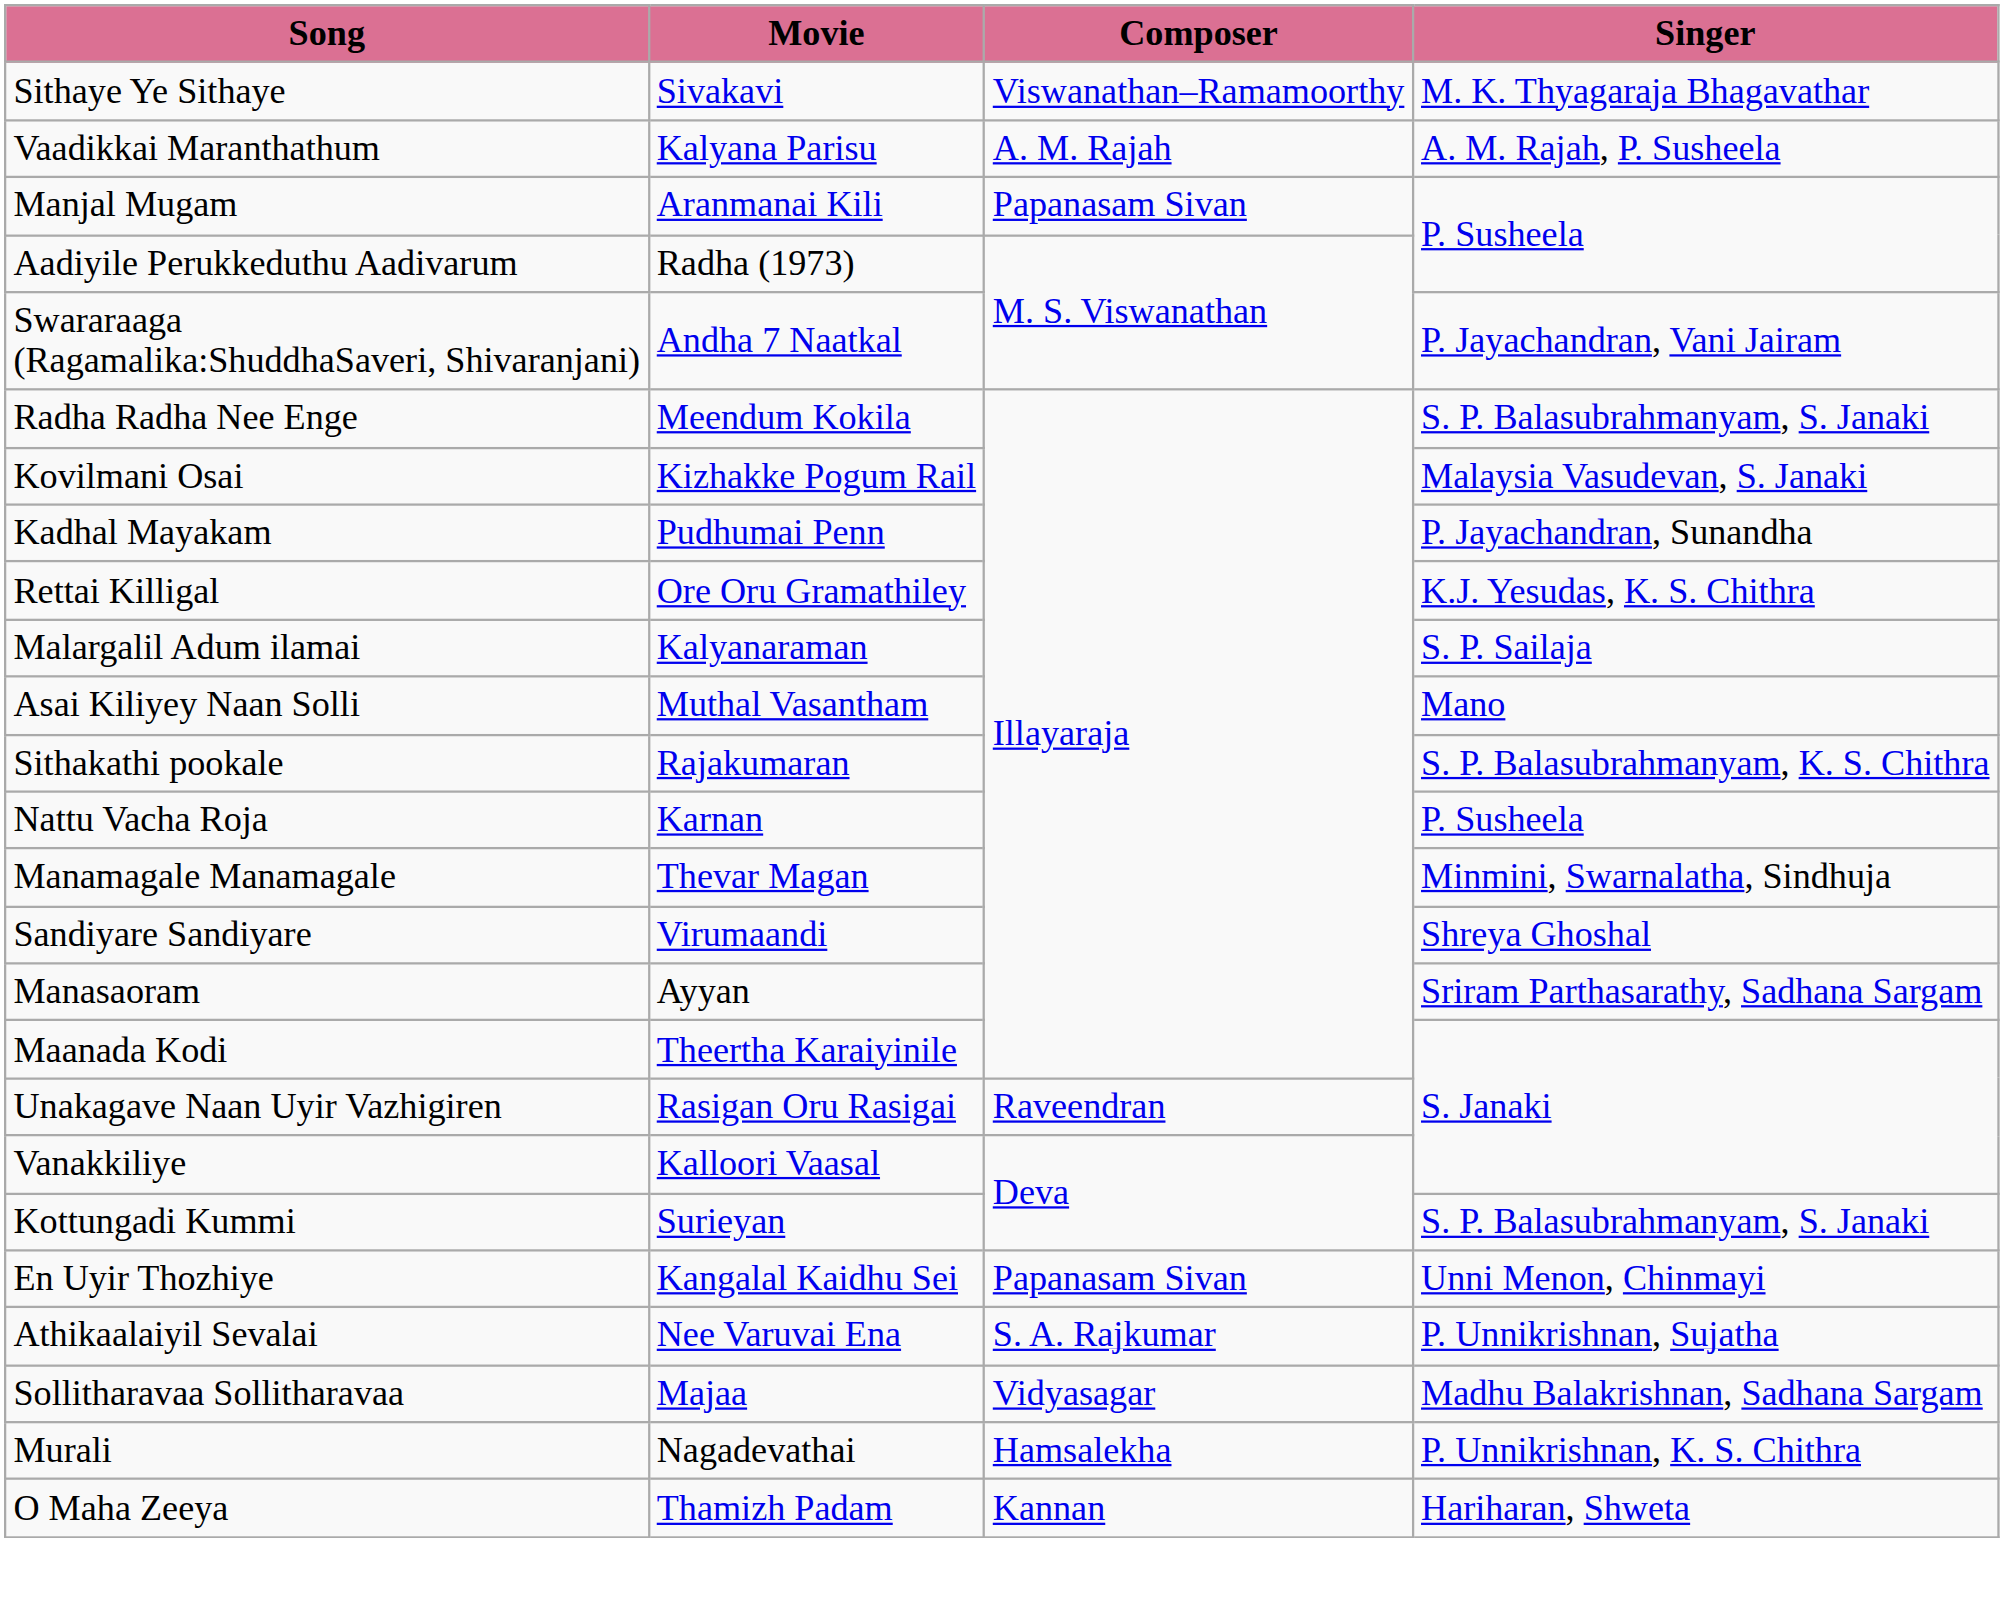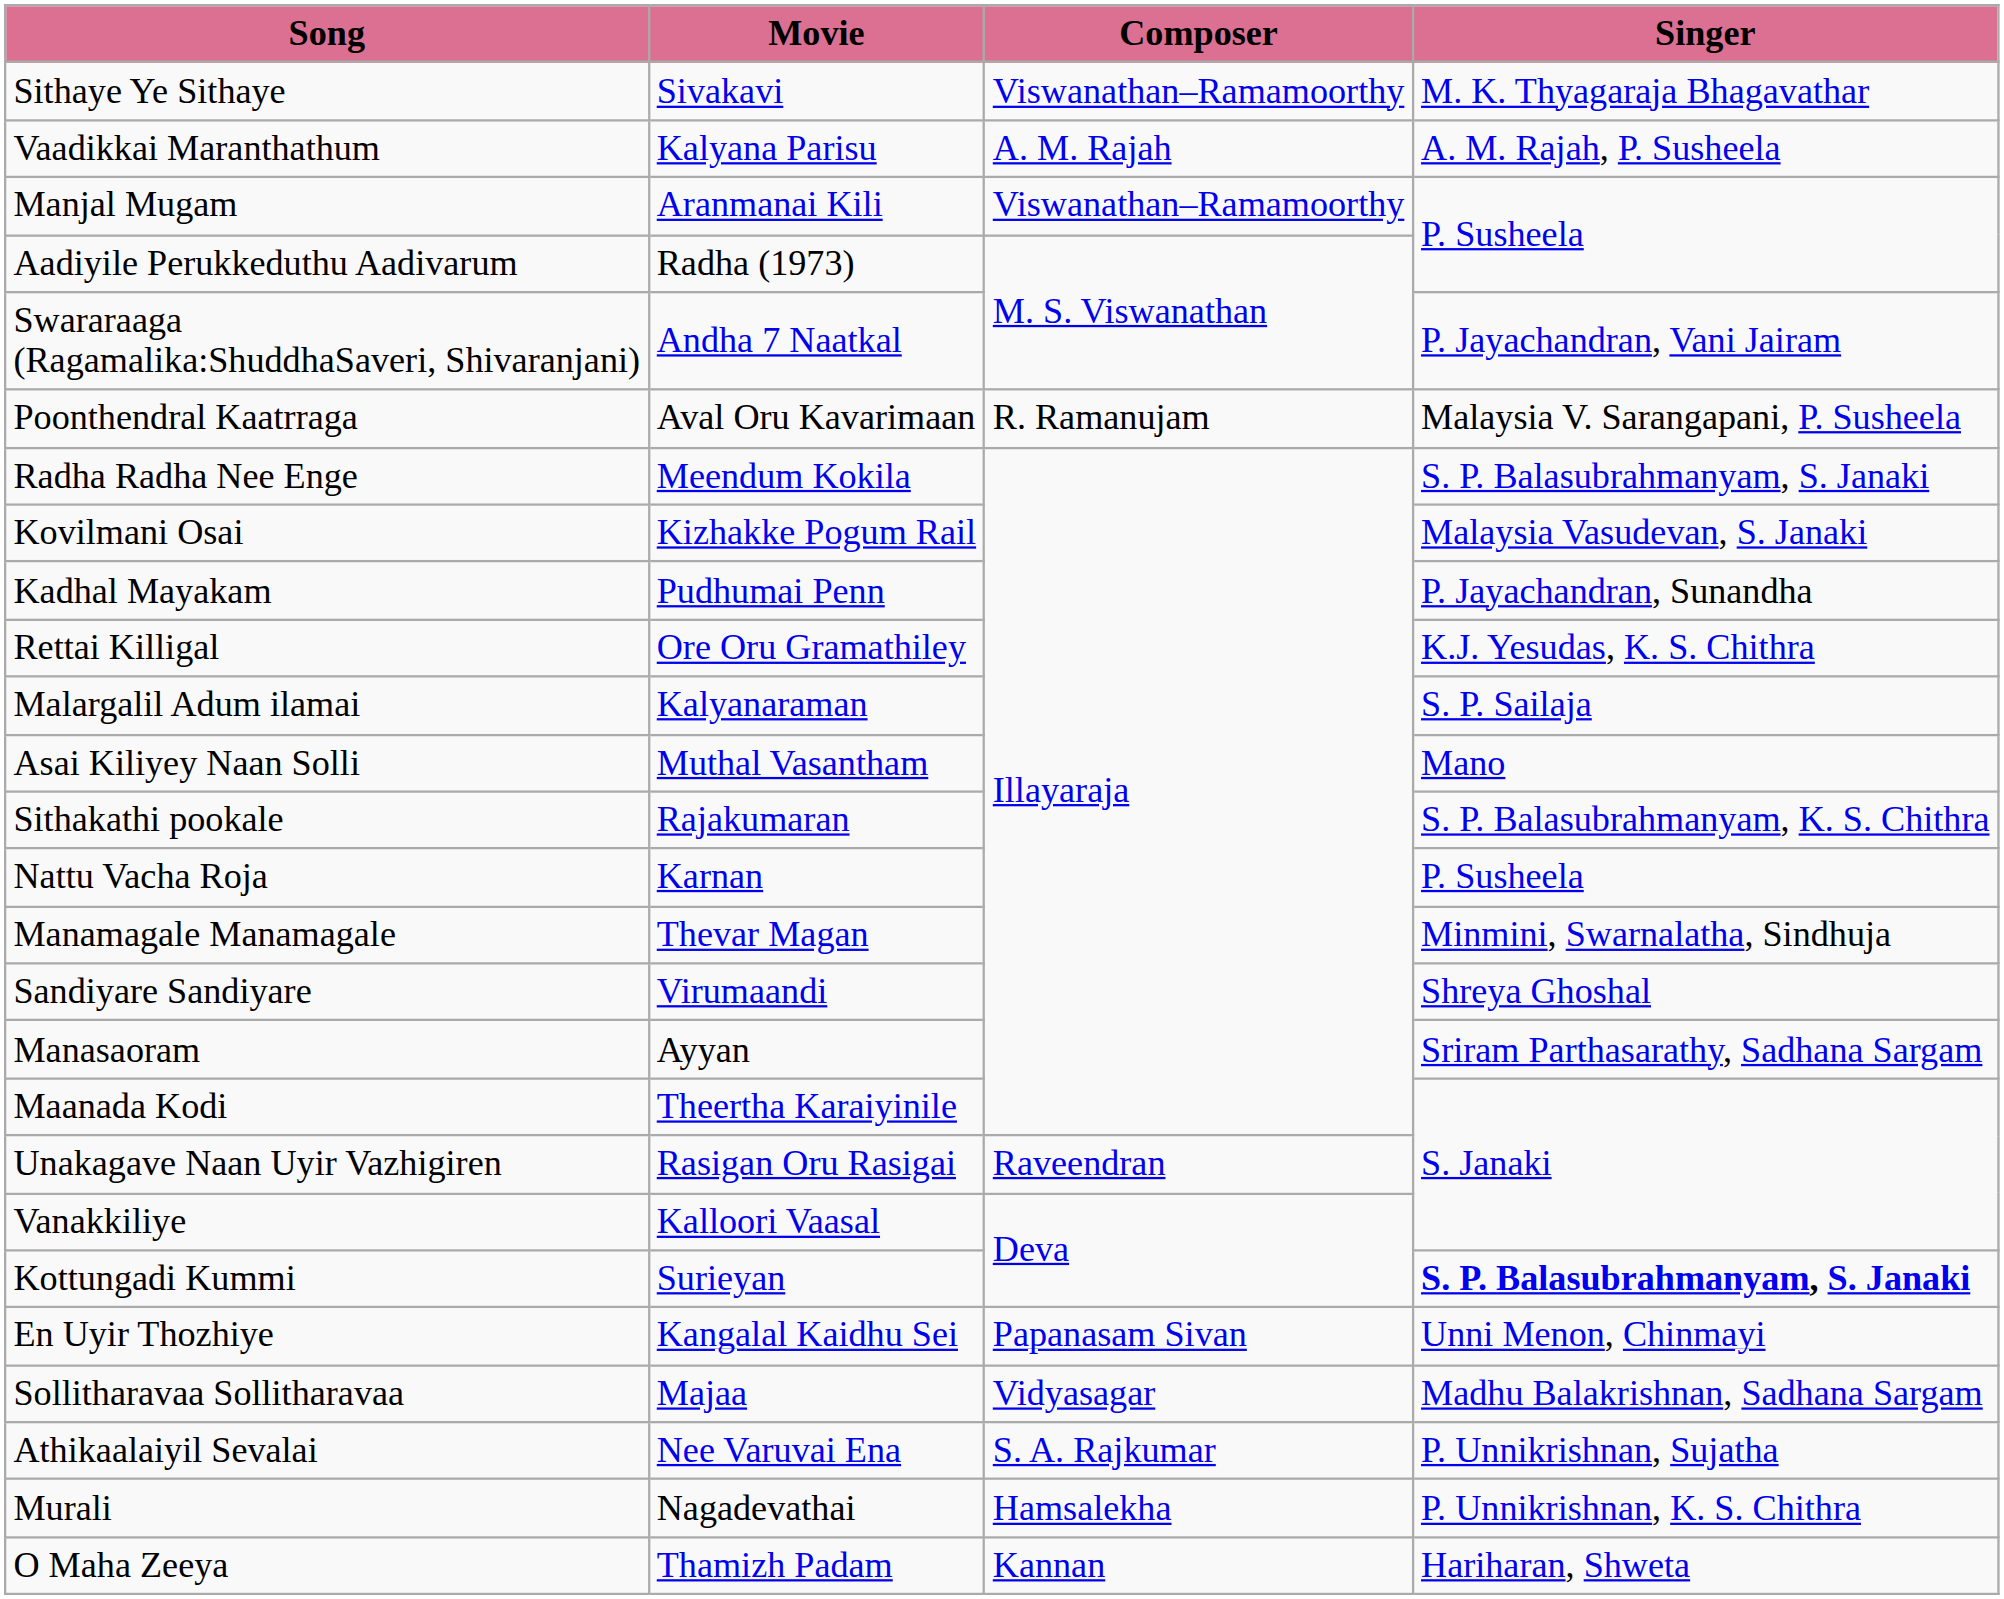(1120, 205) Papanasam Sivan -> (1199, 205) Viswanathan–Ramamoorthy
+ row: (186, 417)
(1675, 1220) normal -> (1696, 1278) bold
rows swapped: (209, 1392) <-> (166, 1335)
